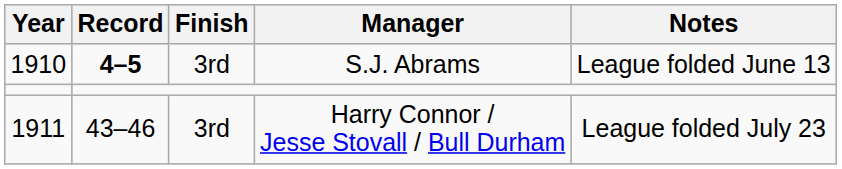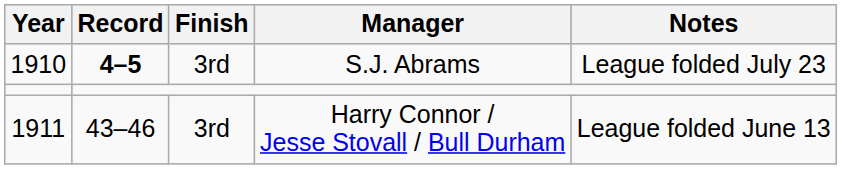(704, 63) League folded June 13 -> (704, 63) League folded July 23
(704, 129) League folded July 23 -> (704, 129) League folded June 13
